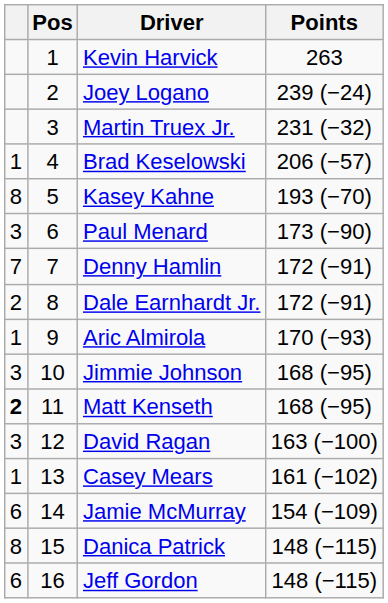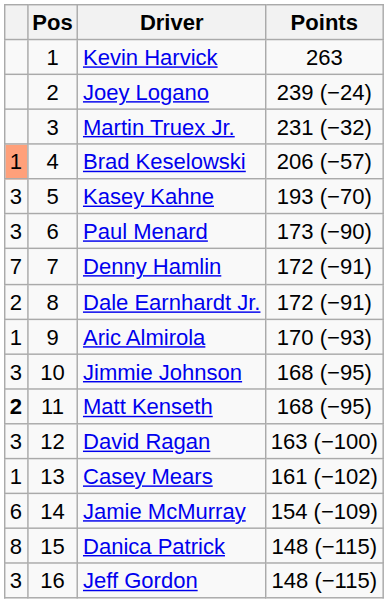(16, 162) no background -> (16, 162) lightsalmon background
(16, 197) 8 -> (16, 197) 3
(16, 581) 6 -> (16, 581) 3
